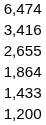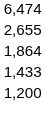- row: (23, 30)
